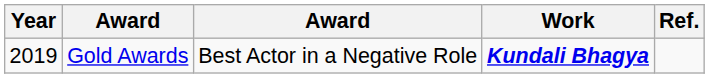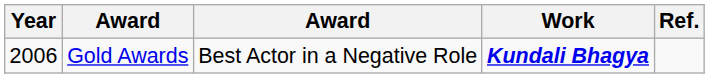(33, 55) 2019 -> (33, 55) 2006
